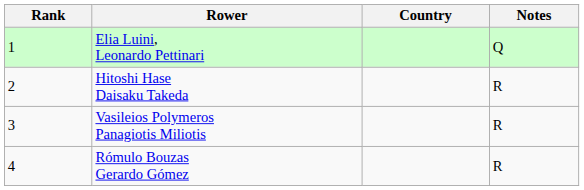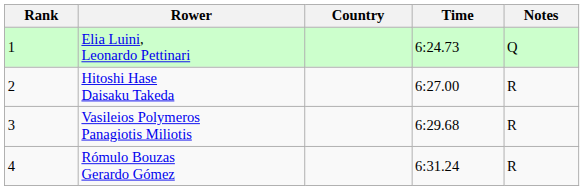+ column: (458, 16)
